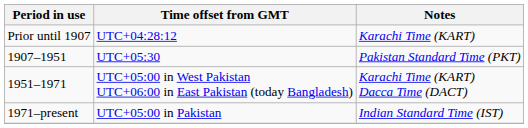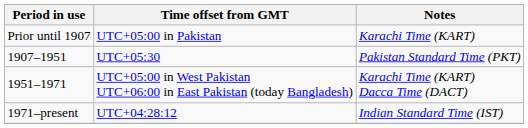(137, 35) UTC+04:28:12 -> (159, 35) UTC+05:00 in Pakistan
(159, 112) UTC+05:00 in Pakistan -> (137, 112) UTC+04:28:12
